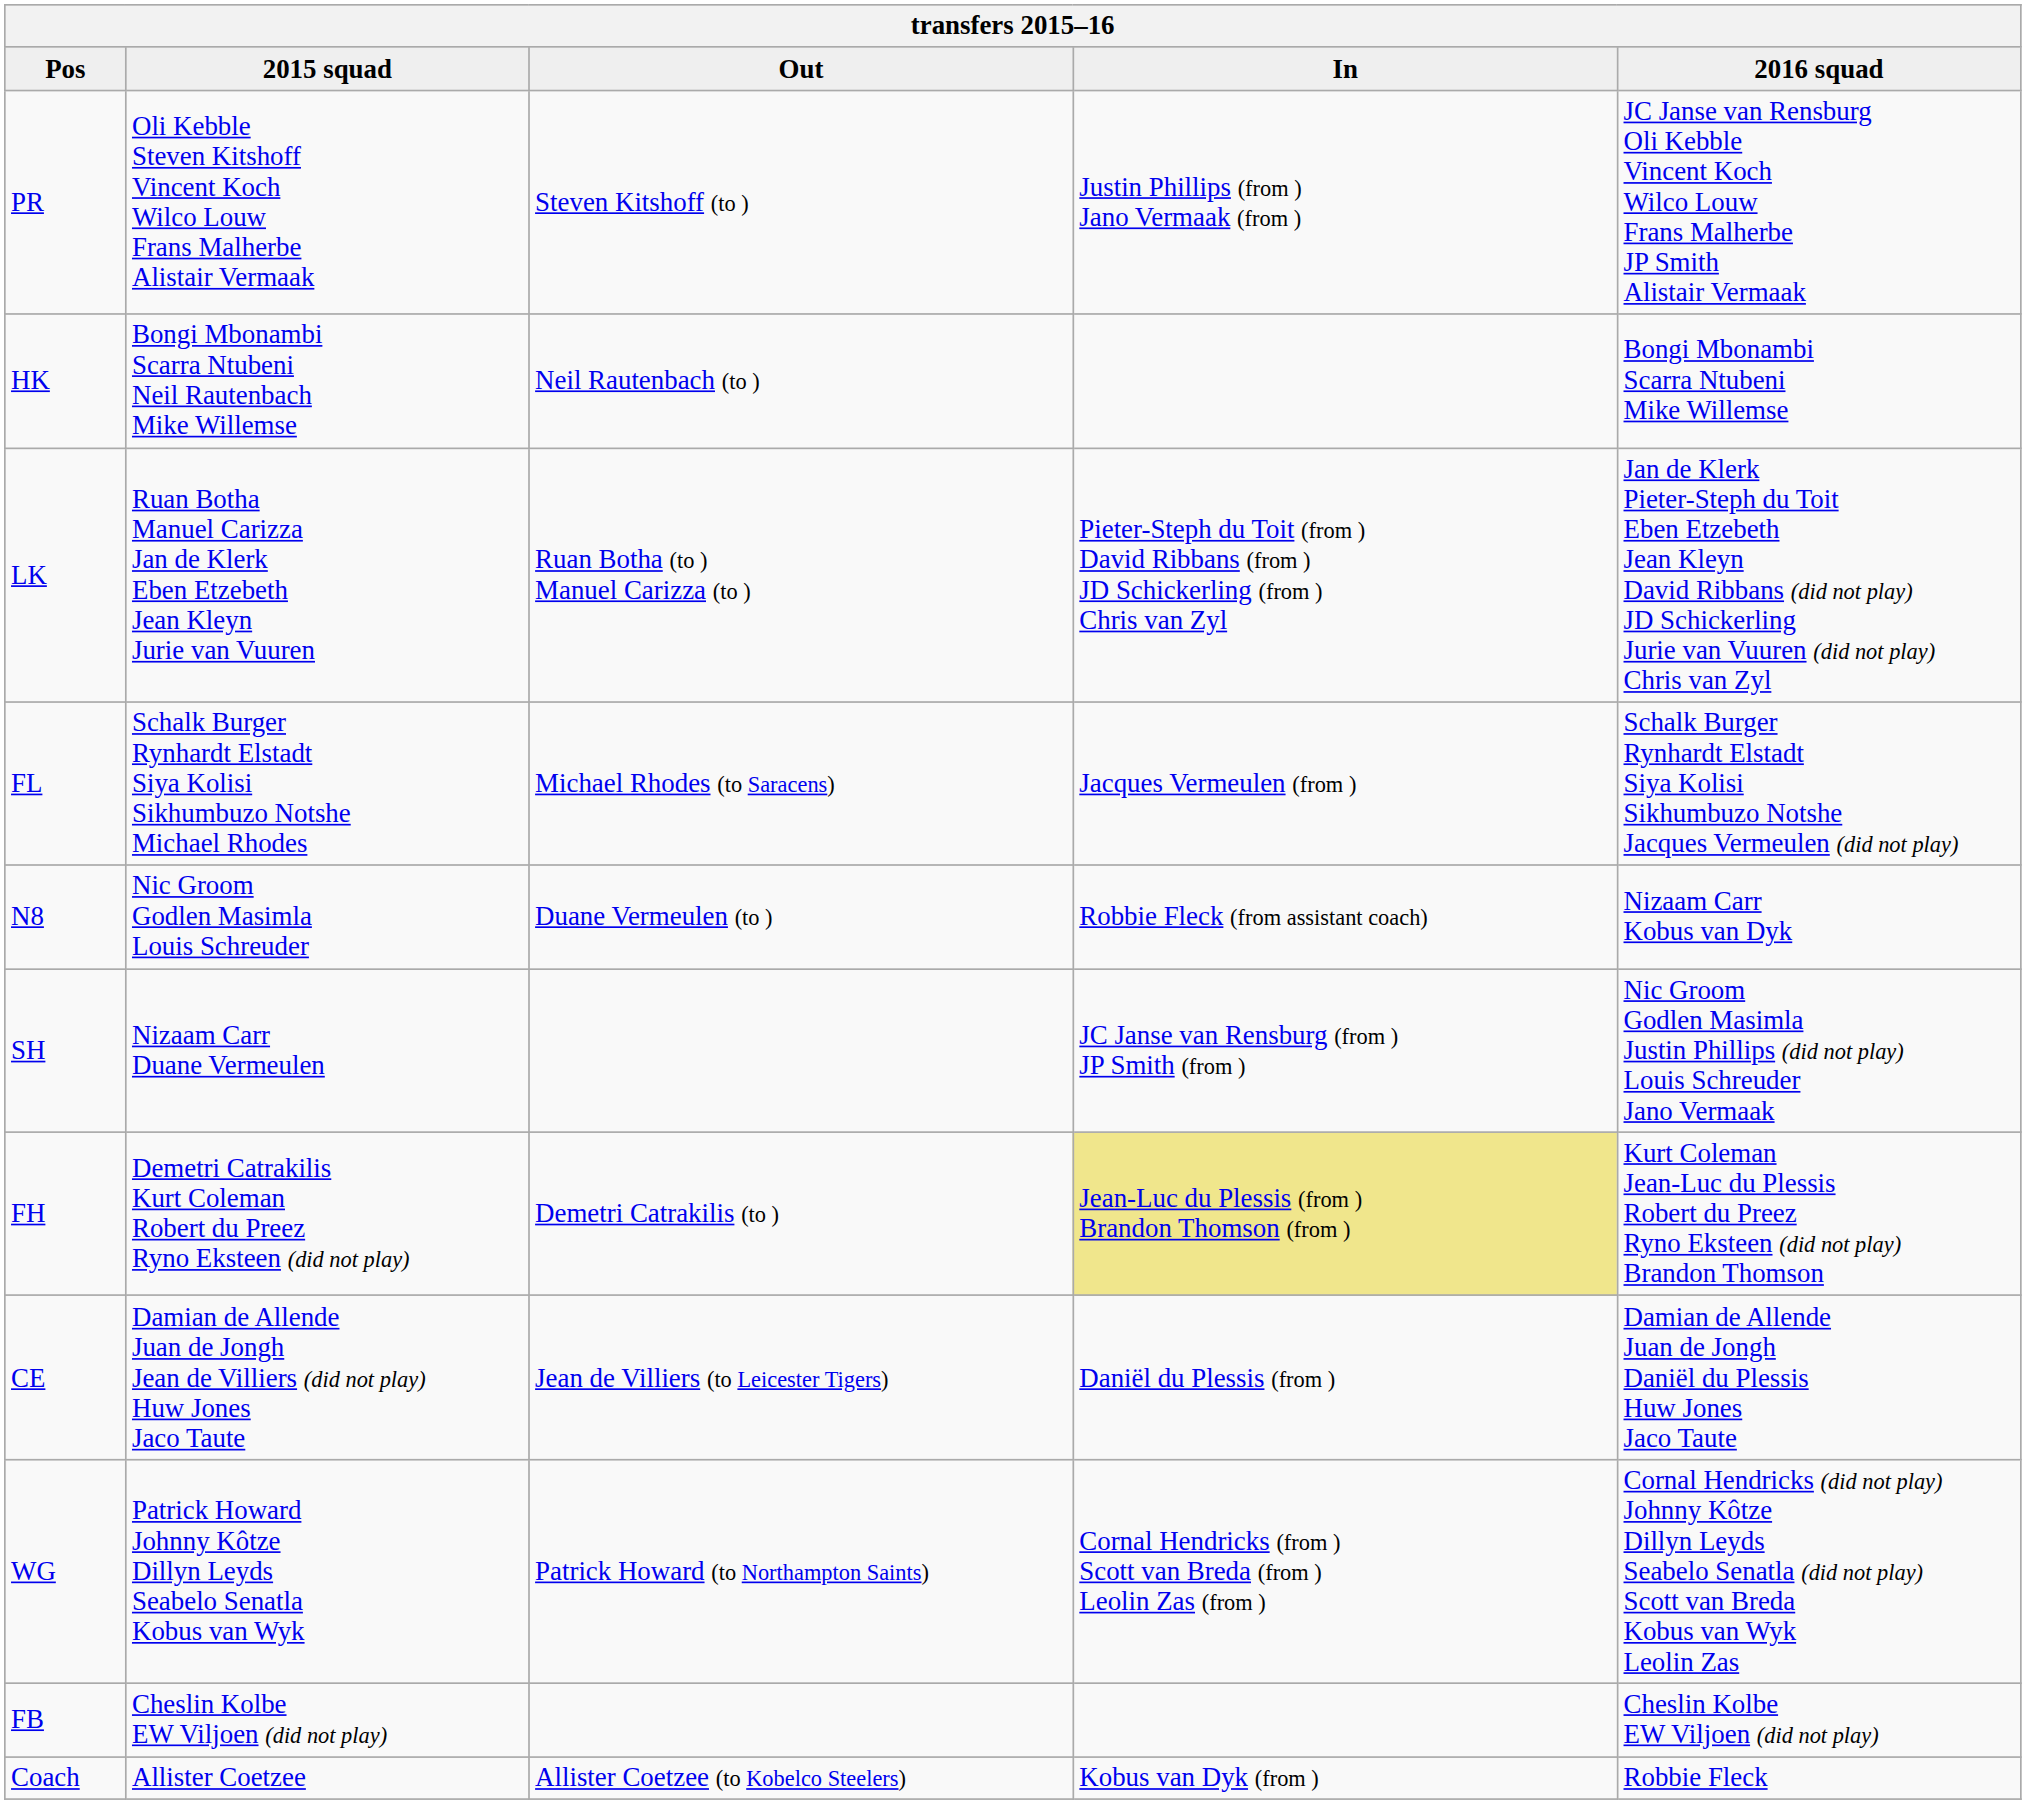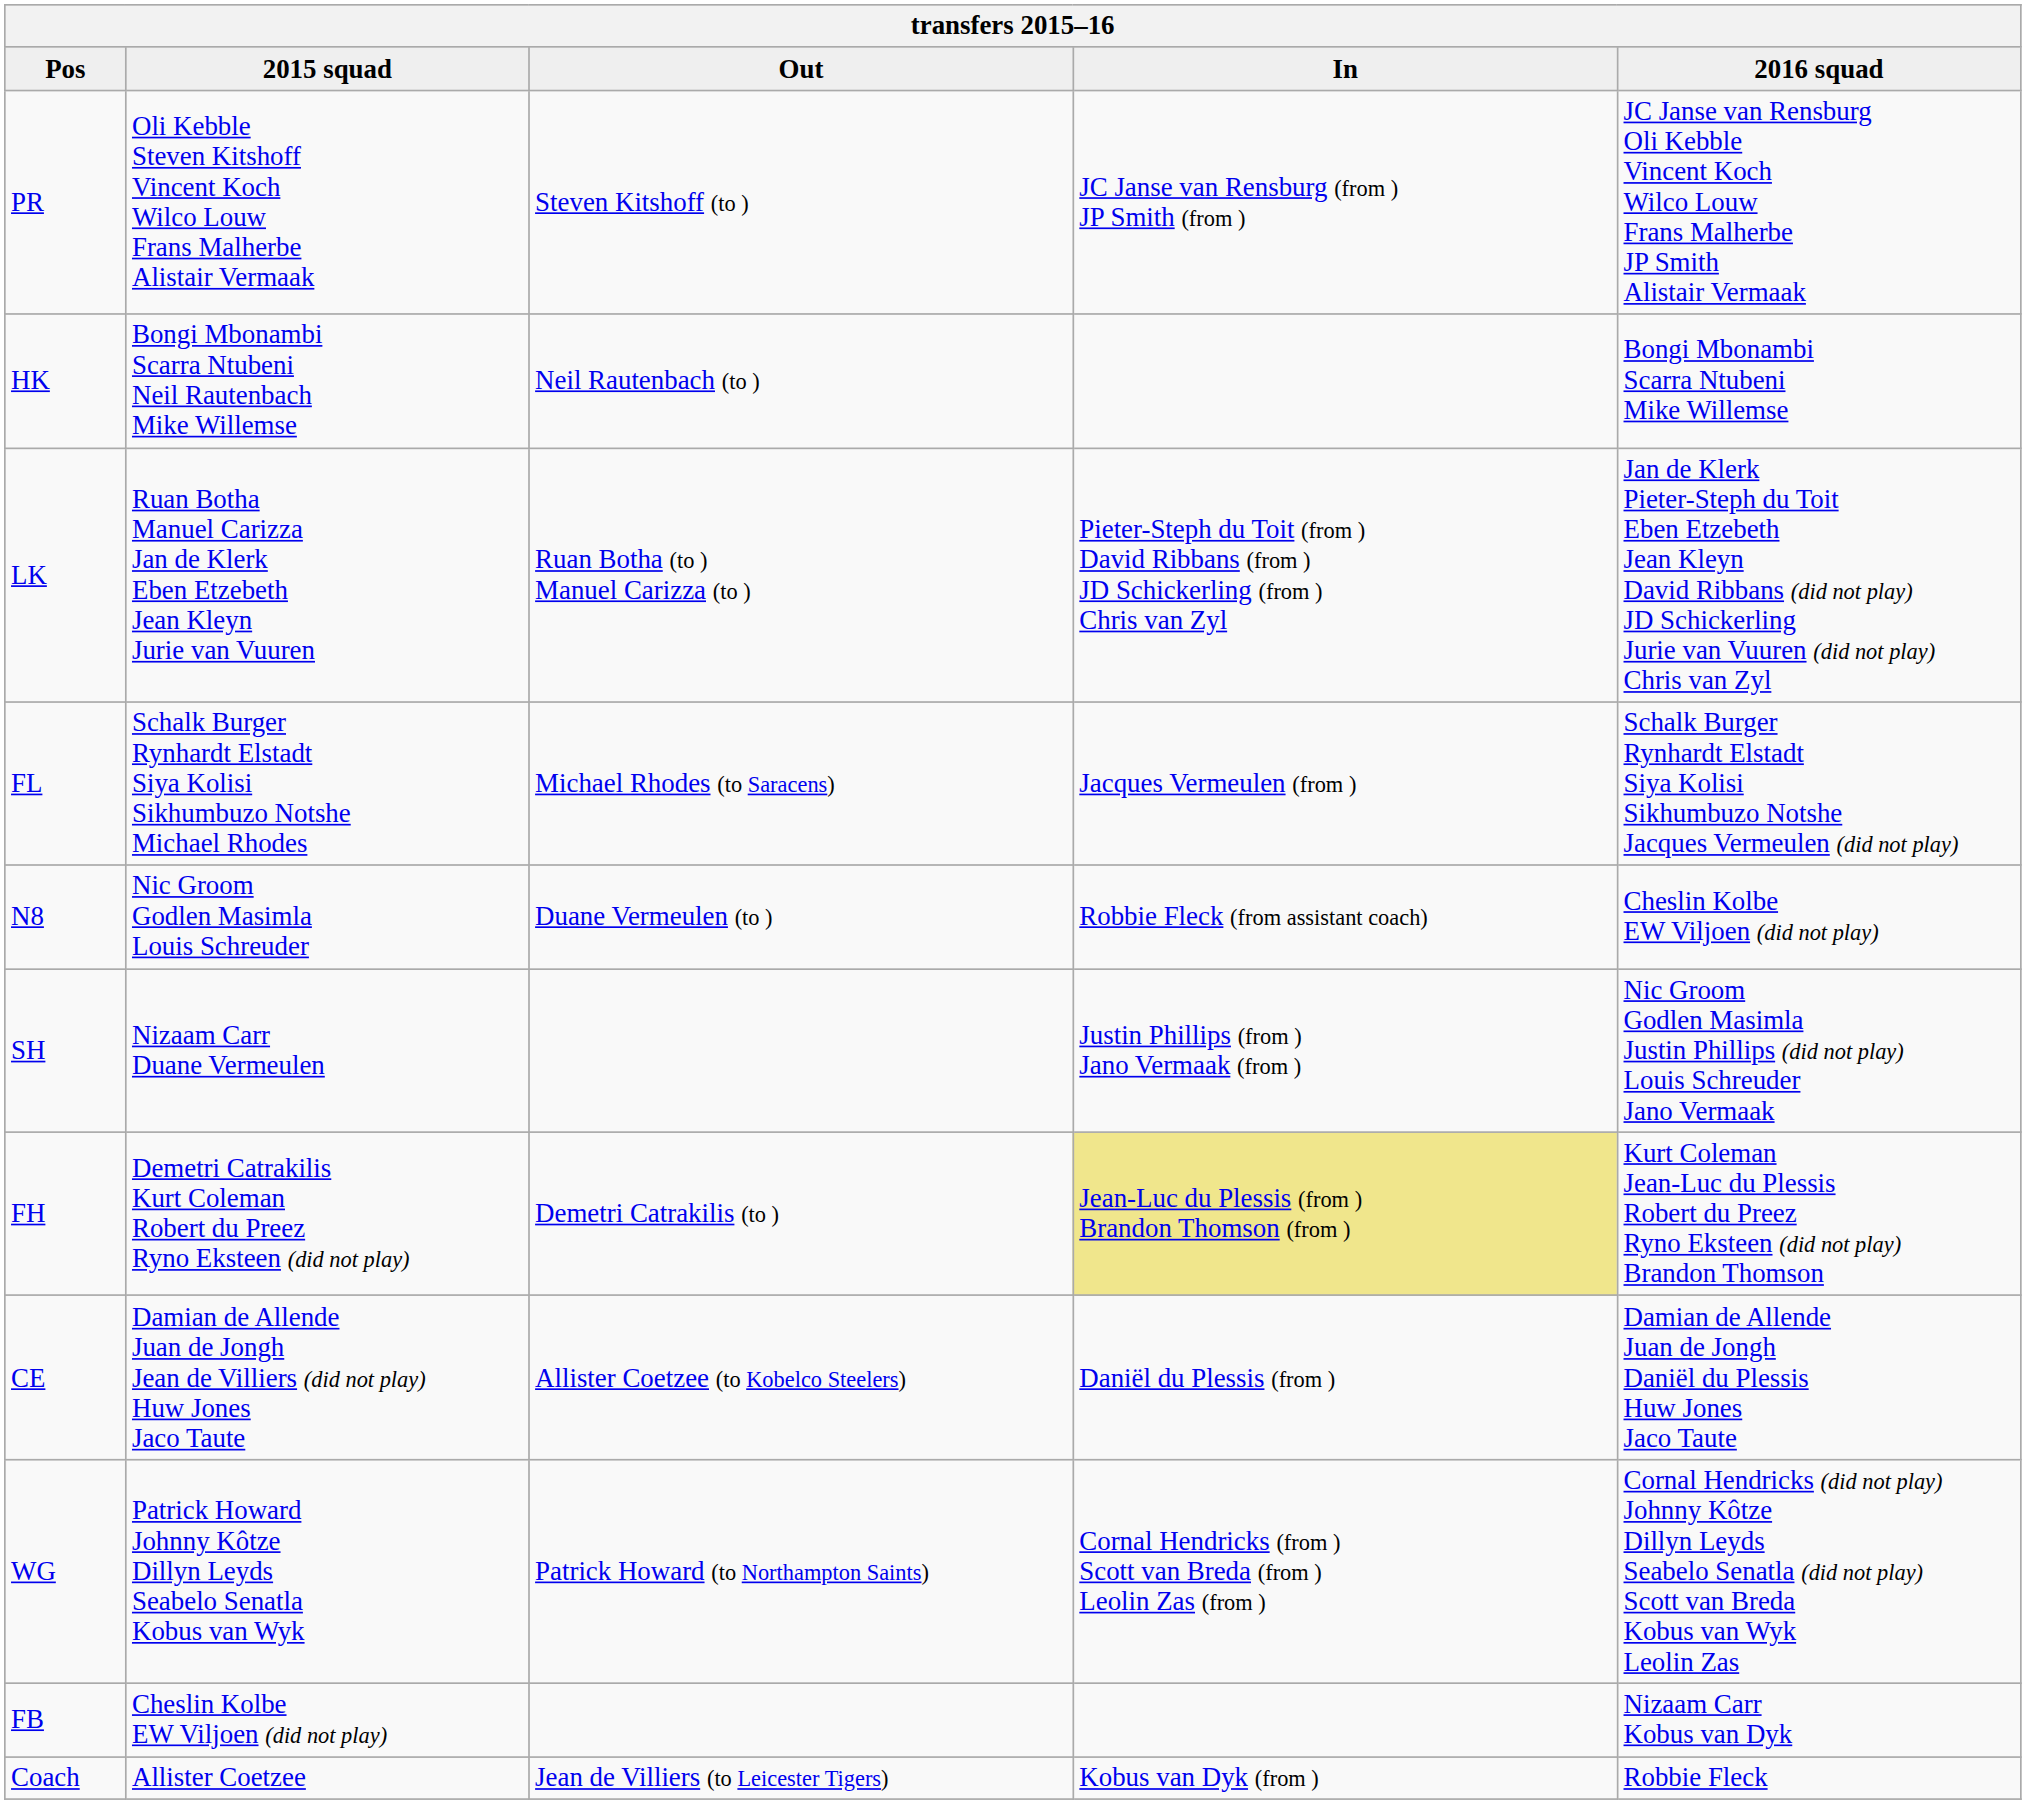(1190, 201) Justin Phillips (from ) Jano Vermaak (from ) -> (1239, 201) JC Janse van Rensburg (from ) JP Smith (from )
(1708, 916) Nizaam Carr Kobus van Dyk -> (1751, 916) Cheslin Kolbe EW Viljoen (did not play)
(1239, 1049) JC Janse van Rensburg (from ) JP Smith (from ) -> (1190, 1049) Justin Phillips (from ) Jano Vermaak (from )
(712, 1377) Jean de Villiers (to Leicester Tigers) -> (721, 1377) Allister Coetzee (to Kobelco Steelers)
(1751, 1719) Cheslin Kolbe EW Viljoen (did not play) -> (1708, 1719) Nizaam Carr Kobus van Dyk
(721, 1777) Allister Coetzee (to Kobelco Steelers) -> (712, 1777) Jean de Villiers (to Leicester Tigers)
